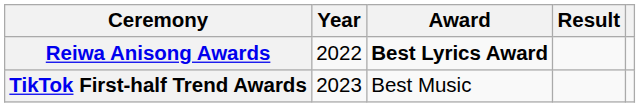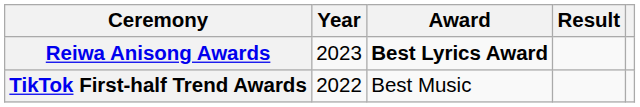(339, 53) 2022 -> (339, 53) 2023
(339, 85) 2023 -> (339, 85) 2022
